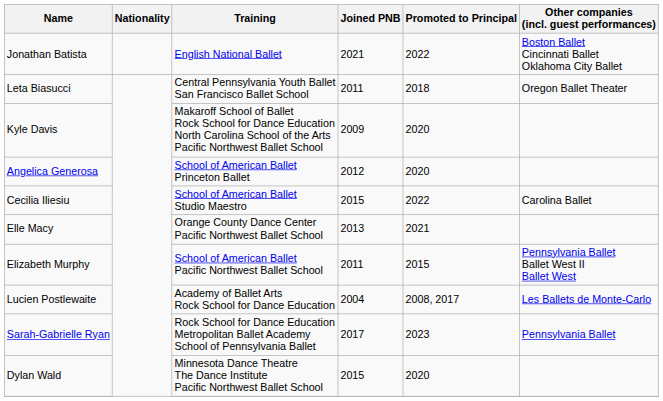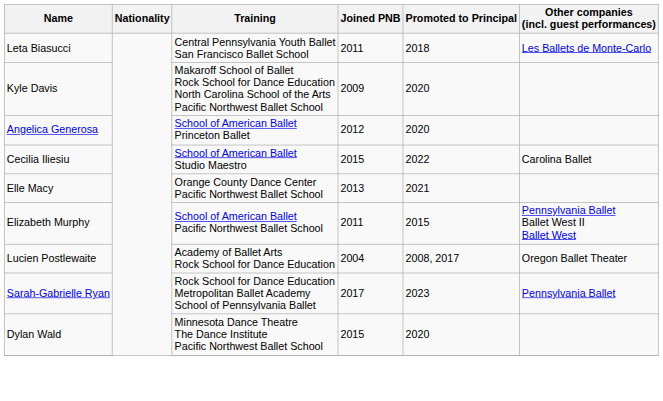- row: (47, 54)
(575, 89) Oregon Ballet Theater -> (587, 48) Les Ballets de Monte-Carlo
(587, 299) Les Ballets de Monte-Carlo -> (575, 258) Oregon Ballet Theater
